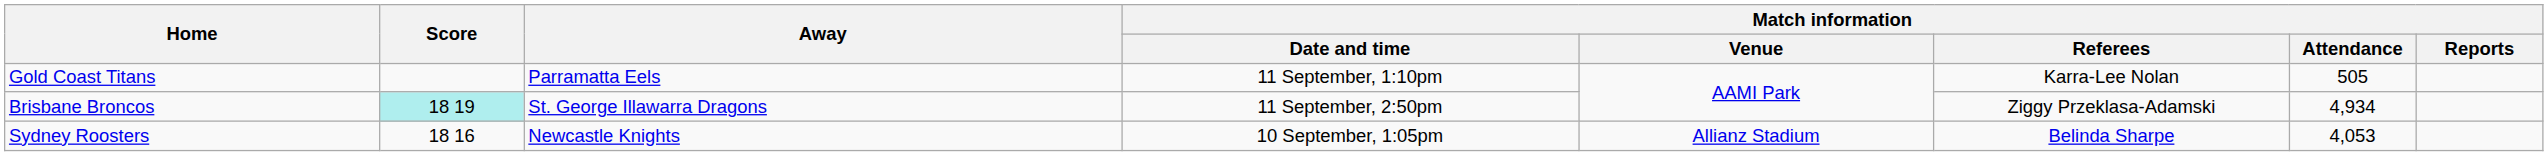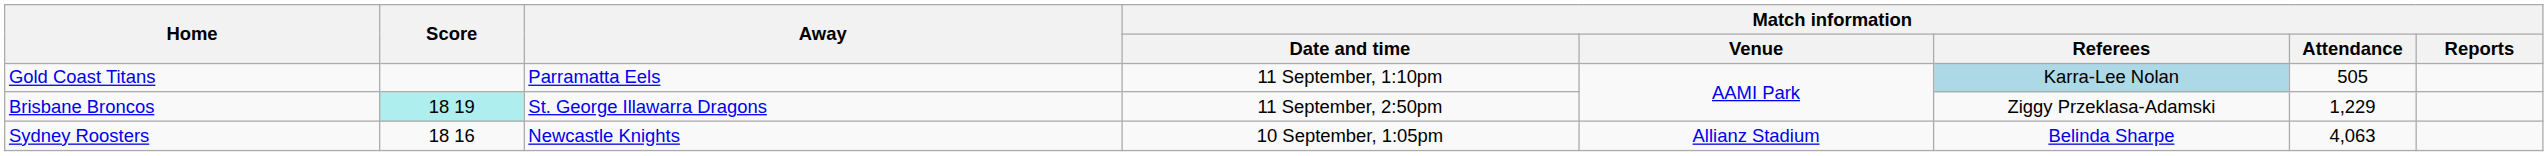(2111, 78) no background -> (2111, 78) lightblue background
(2353, 107) 4,934 -> (2353, 107) 1,229
(2353, 136) 4,053 -> (2353, 136) 4,063
